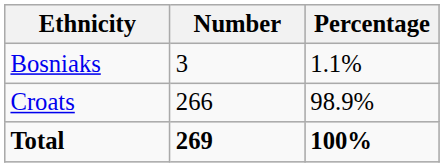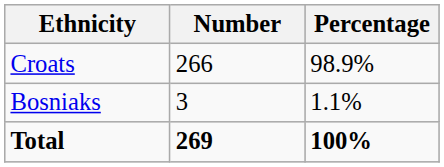rows swapped: (43, 102) <-> (56, 63)
